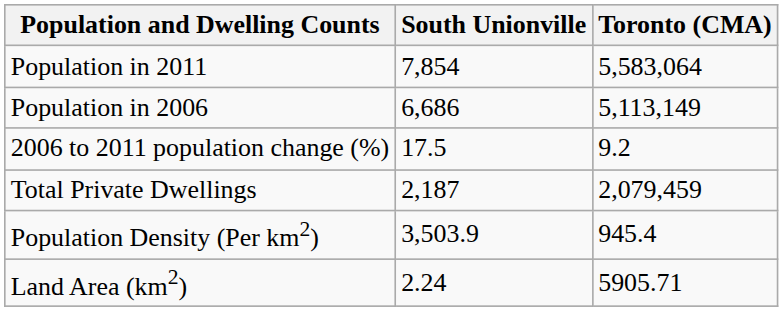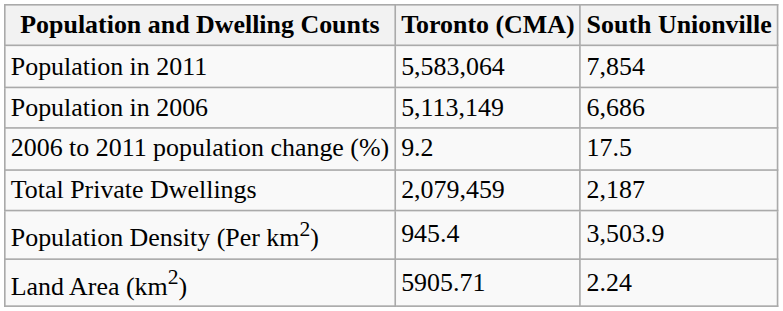columns swapped: (494, 25) <-> (685, 25)
